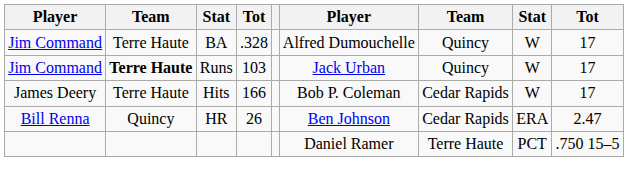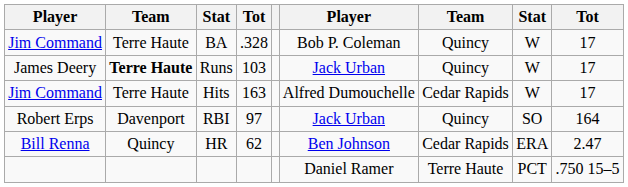(349, 42) Alfred Dumouchelle -> (349, 42) Bob P. Coleman
(55, 67) Jim Command -> (55, 67) James Deery
(55, 93) James Deery -> (55, 93) Jim Command
(254, 93) 166 -> (254, 93) 163
(349, 93) Bob P. Coleman -> (349, 93) Alfred Dumouchelle
+ row: (216, 118)
(254, 118) 26 -> (254, 144) 62
